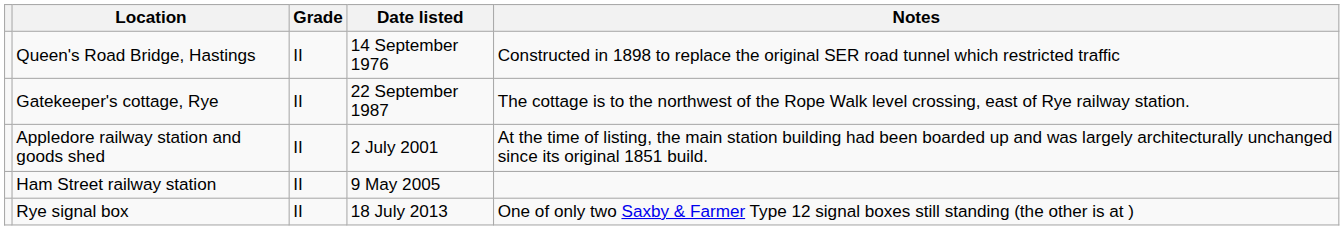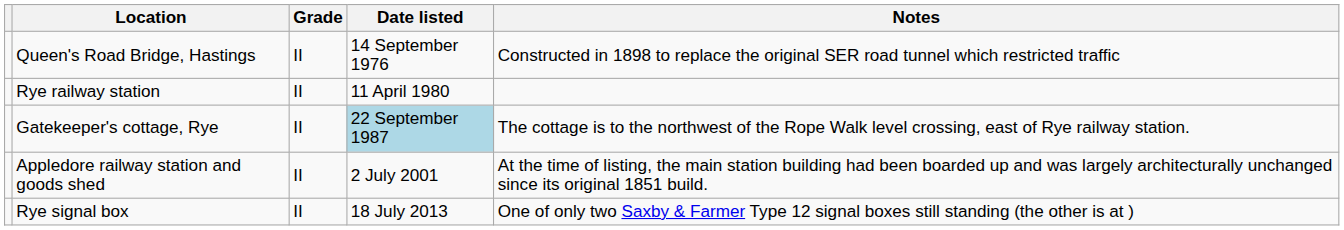+ row: (88, 91)
(405, 101) no background -> (405, 128) lightblue background
- row: (116, 184)
